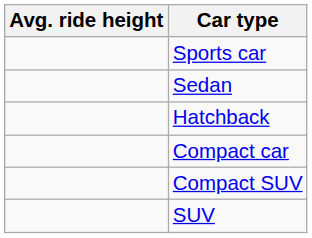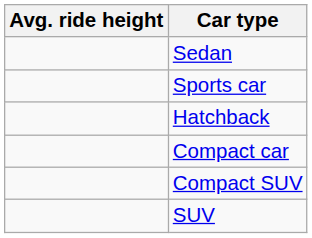rows swapped: (219, 53) <-> (202, 85)
